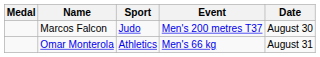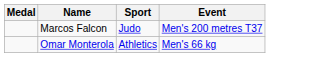- column: (290, 13)
